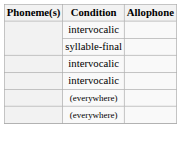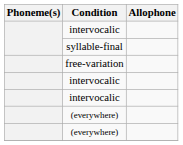+ row: (34, 64)
